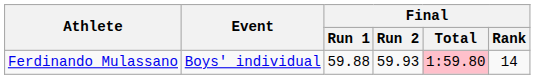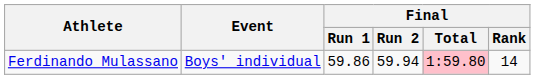(349, 62) 59.88 -> (349, 62) 59.86
(398, 62) 59.93 -> (398, 62) 59.94
